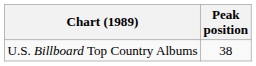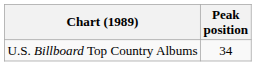(226, 50) 38 -> (226, 50) 34
